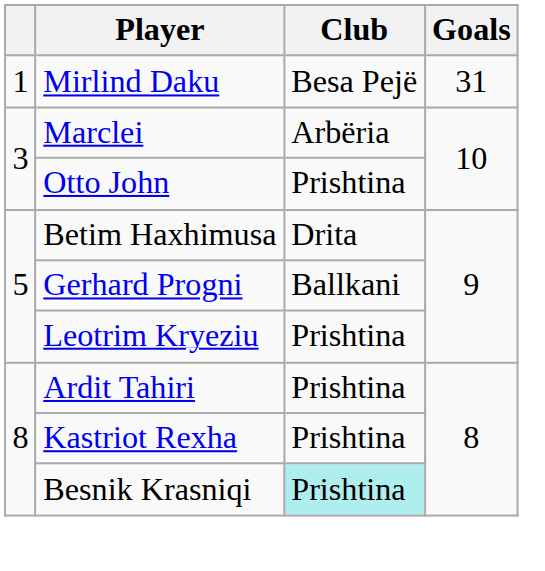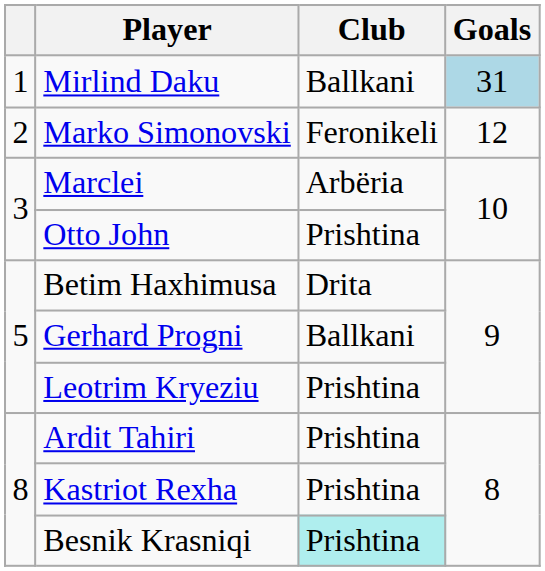(354, 81) Besa Pejë -> (360, 81) Ballkani
(471, 81) no background -> (492, 81) lightblue background
+ row: (167, 132)
